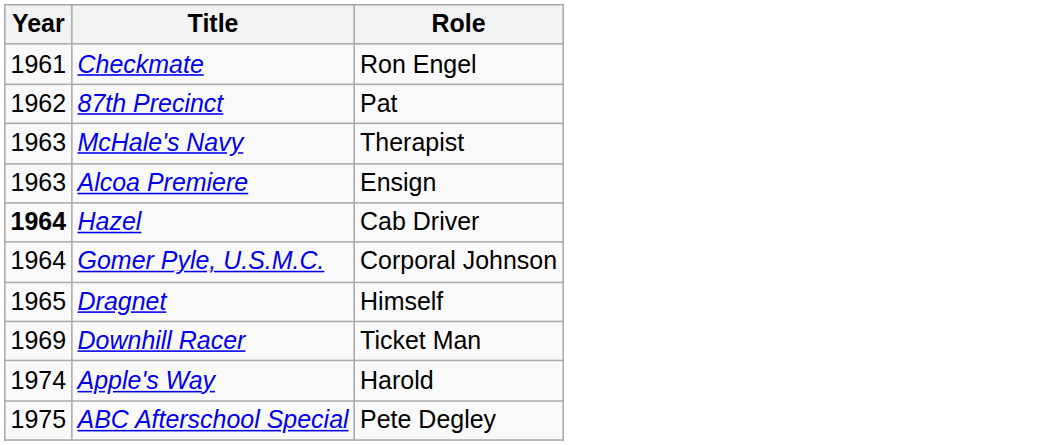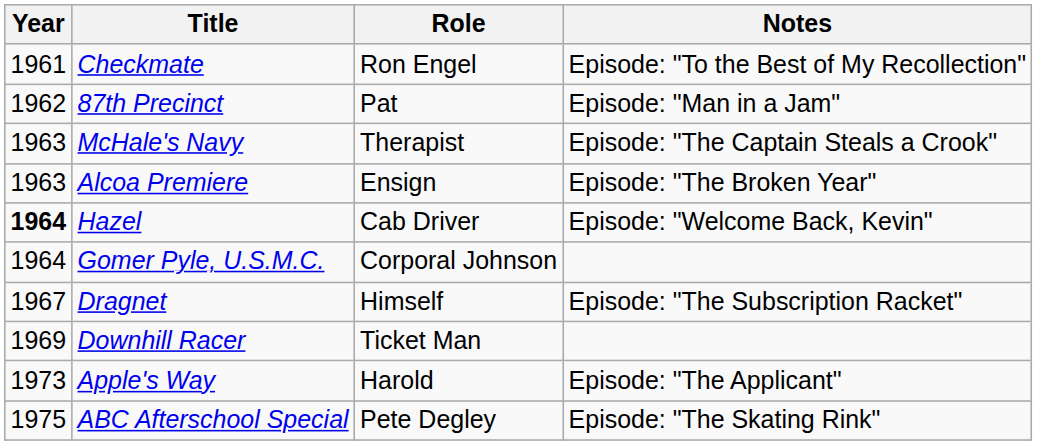+ column: (797, 24)
(38, 301) 1965 -> (38, 301) 1967
(38, 380) 1974 -> (38, 380) 1973
